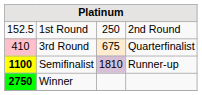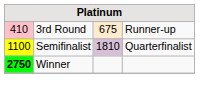- row: (63, 31)
(161, 48) Quarterfinalist -> (150, 31) Runner-up
(20, 65) bold -> (19, 48) normal
(153, 65) Runner-up -> (158, 48) Quarterfinalist
